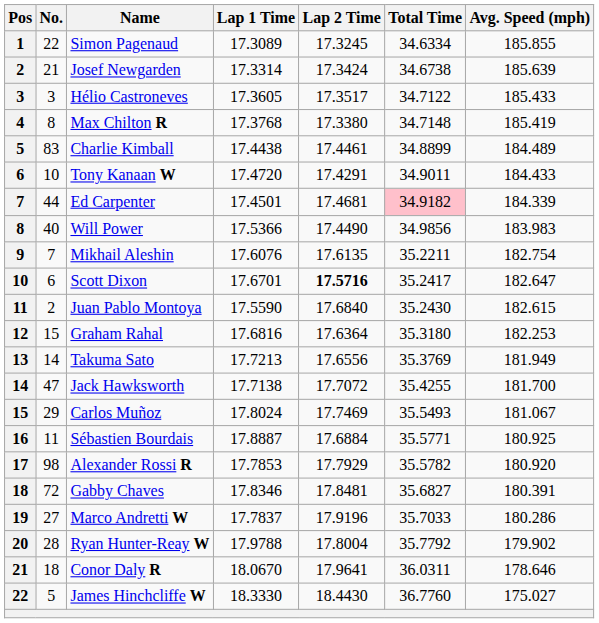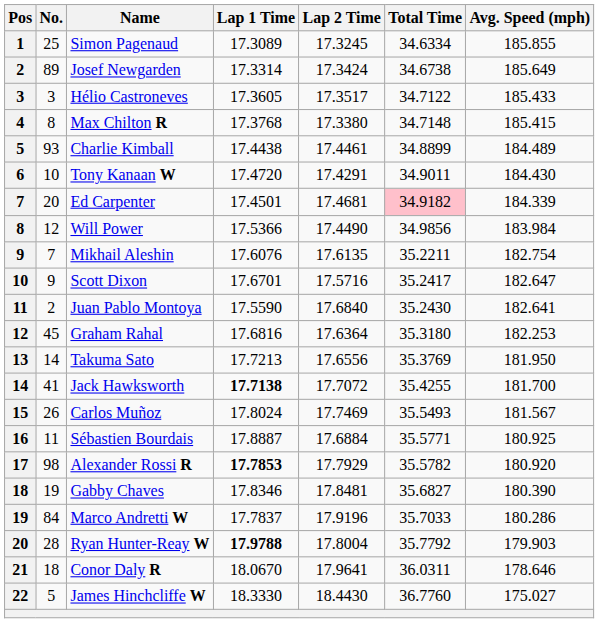(51, 44) 22 -> (51, 44) 25
(51, 70) 21 -> (51, 70) 89
(530, 70) 185.639 -> (530, 70) 185.649
(530, 123) 185.419 -> (530, 123) 185.415
(51, 149) 83 -> (51, 149) 93
(530, 175) 184.433 -> (530, 175) 184.430
(51, 202) 44 -> (51, 202) 20
(51, 228) 40 -> (51, 228) 12
(530, 228) 183.983 -> (530, 228) 183.984
(51, 281) 6 -> (51, 281) 9
(342, 281) bold -> (342, 281) normal
(530, 307) 182.615 -> (530, 307) 182.641
(51, 333) 15 -> (51, 333) 45
(530, 359) 181.949 -> (530, 359) 181.950
(51, 386) 47 -> (51, 386) 41
(256, 386) normal -> (256, 386) bold
(51, 412) 29 -> (51, 412) 26
(530, 412) 181.067 -> (530, 412) 181.567
(256, 465) normal -> (256, 465) bold
(51, 491) 72 -> (51, 491) 19
(530, 491) 180.391 -> (530, 491) 180.390
(51, 517) 27 -> (51, 517) 84
(256, 544) normal -> (256, 544) bold
(530, 544) 179.902 -> (530, 544) 179.903
